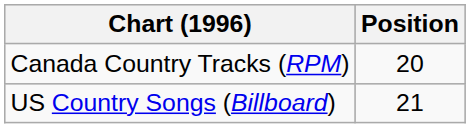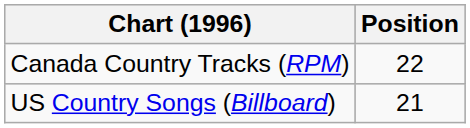(410, 63) 20 -> (410, 63) 22
